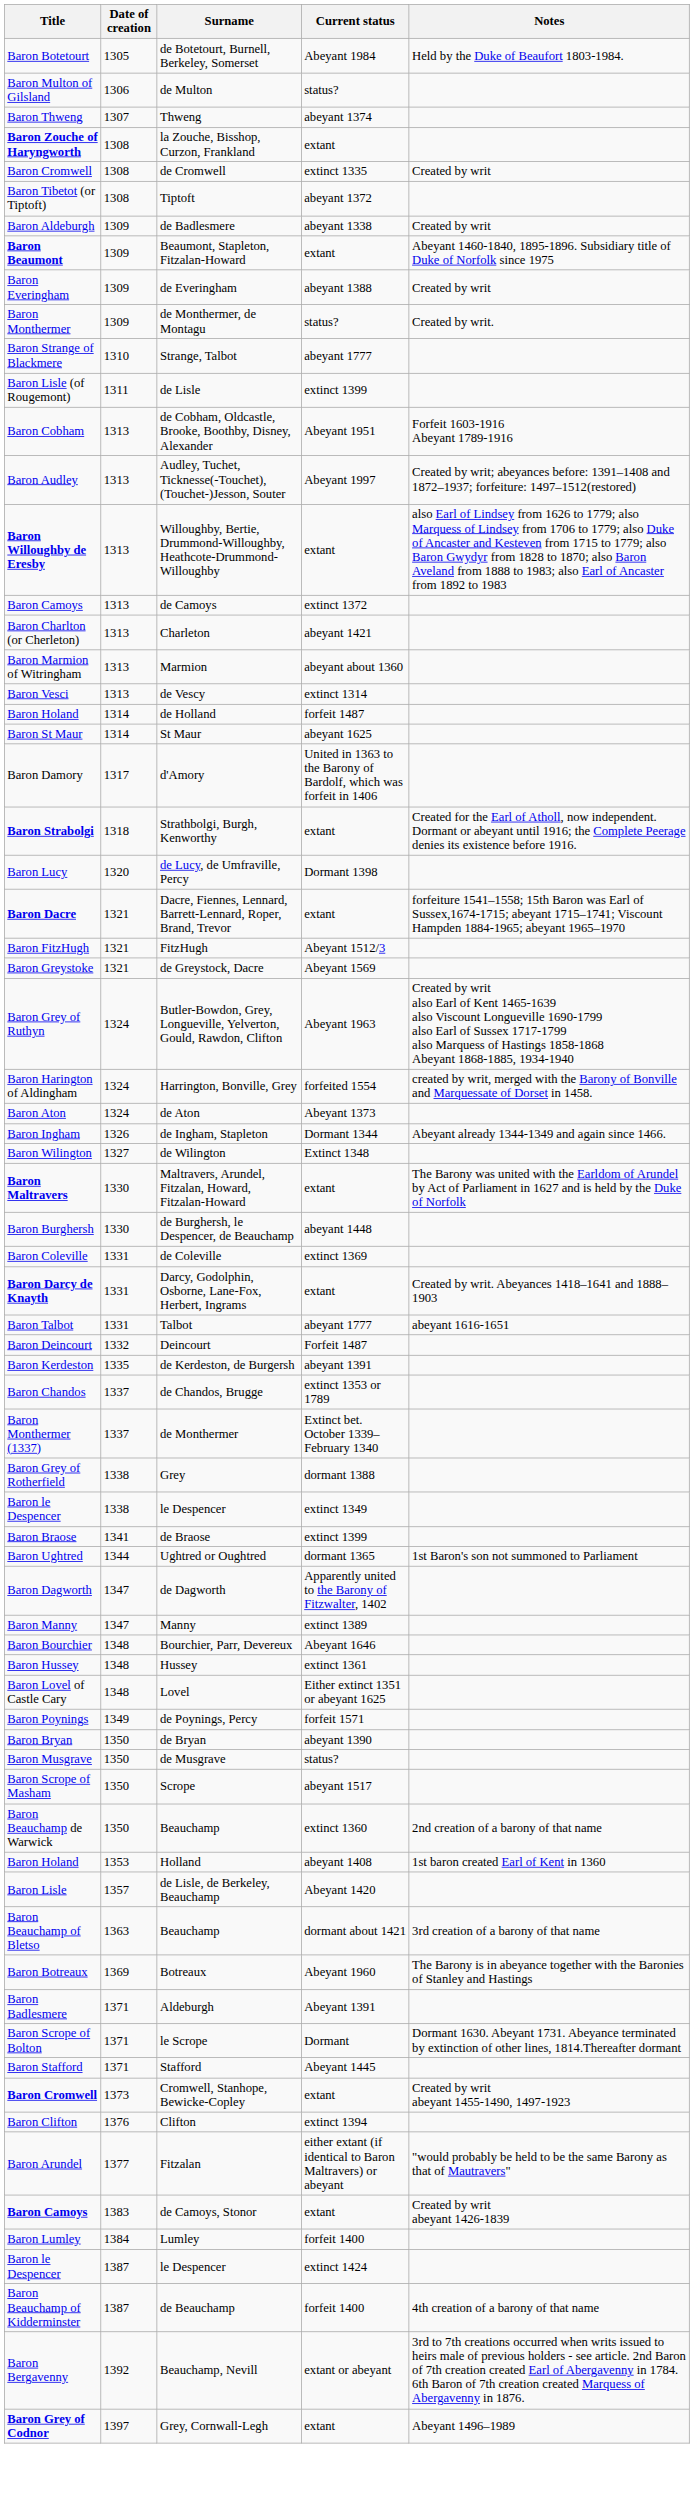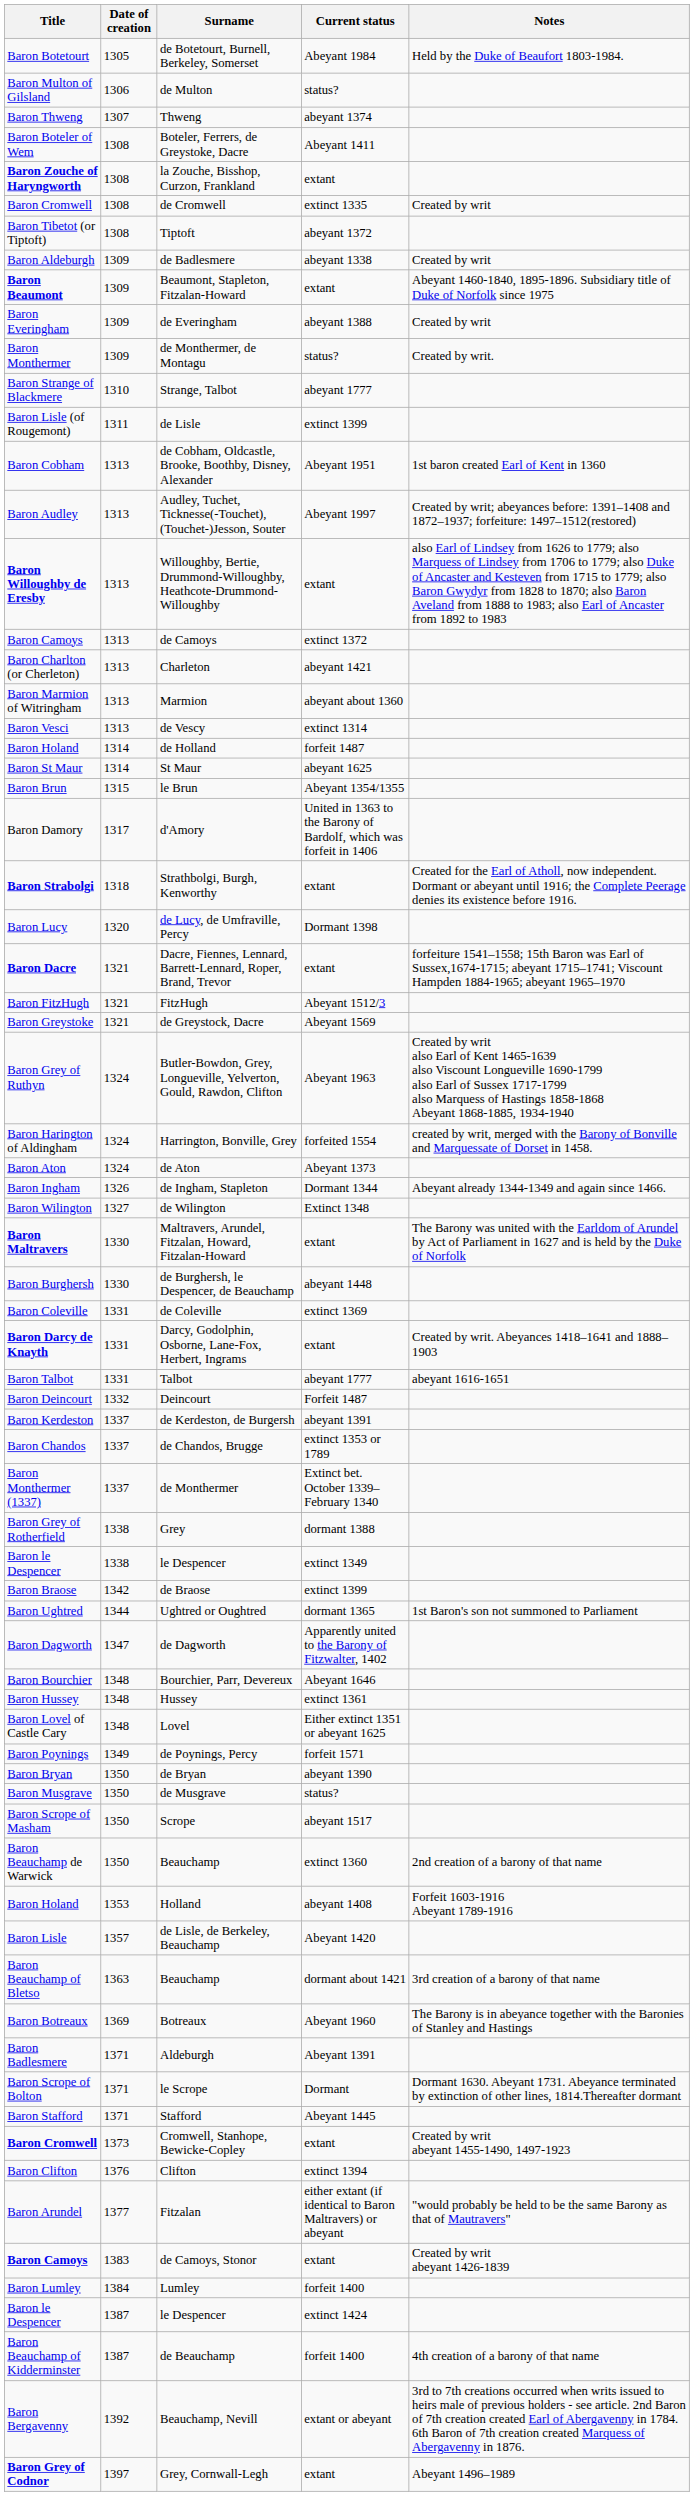+ row: (209, 144)
(462, 431) Forfeit 1603-1916 Abeyant 1789-1916 -> (509, 465) 1st baron created Earl of Kent in 1360
+ row: (179, 788)
(116, 1365) 1335 -> (116, 1419) 1337
(116, 1536) 1341 -> (116, 1590) 1342
- row: (178, 1625)
(509, 1862) 1st baron created Earl of Kent in 1360 -> (462, 1903) Forfeit 1603-1916 Abeyant 1789-1916
